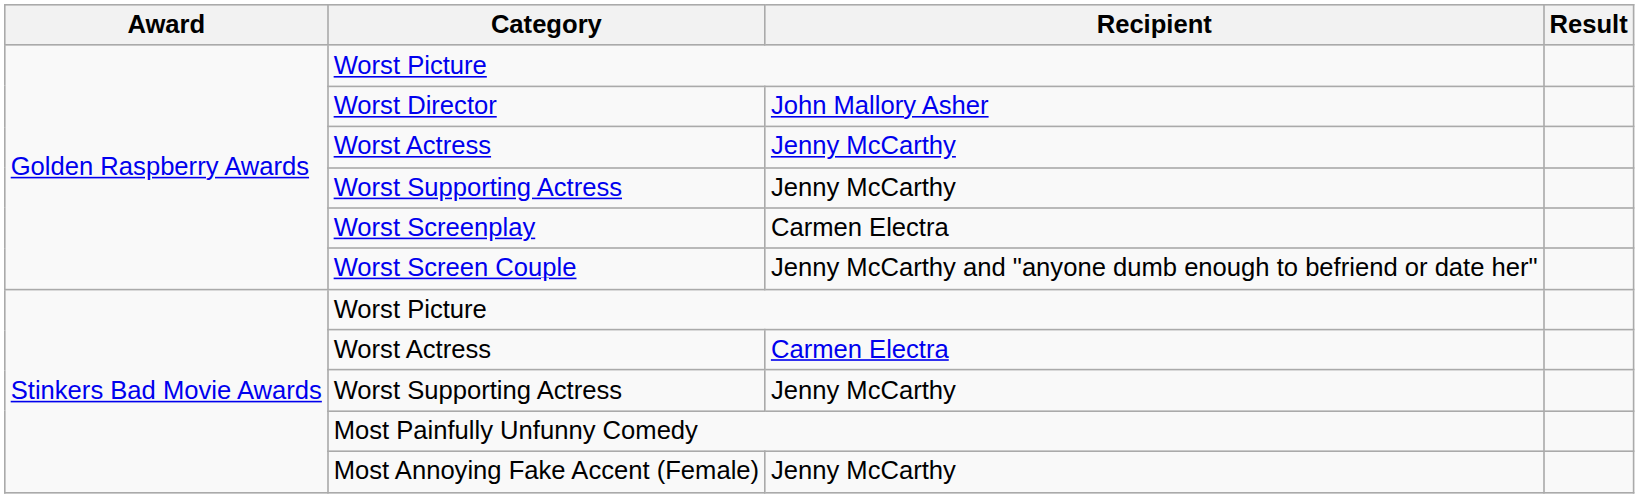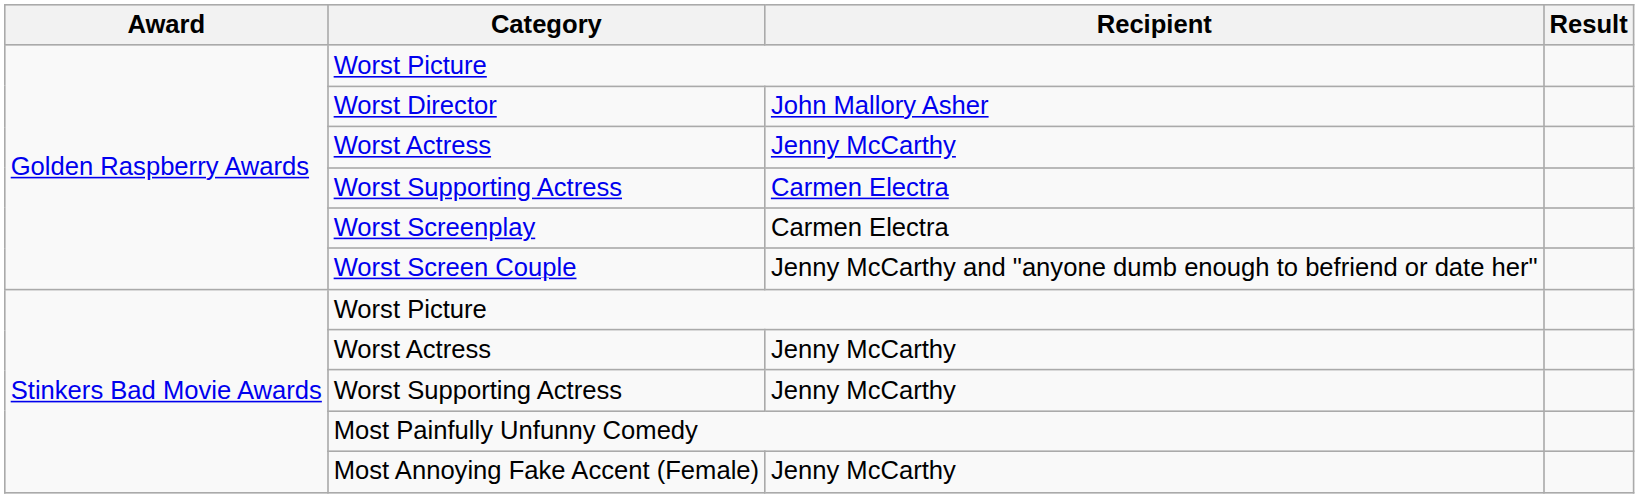(863, 187) Jenny McCarthy -> (860, 187) Carmen Electra
(860, 349) Carmen Electra -> (863, 349) Jenny McCarthy
